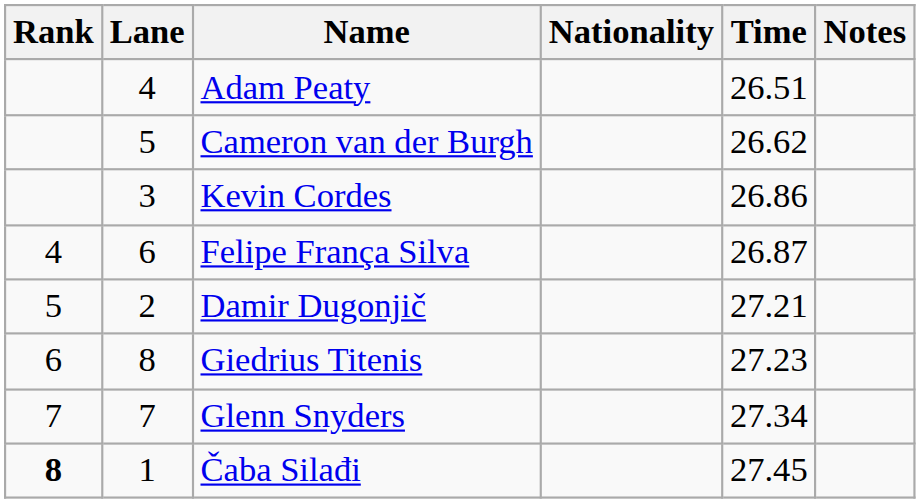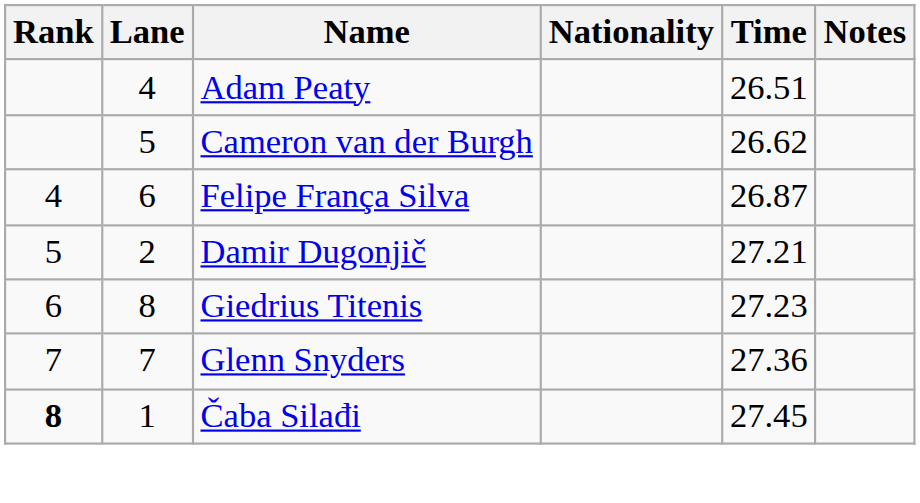- row: (296, 196)
(769, 415) 27.34 -> (769, 360) 27.36
